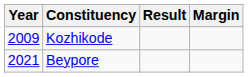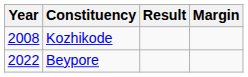(24, 38) 2009 -> (24, 38) 2008
(24, 60) 2021 -> (24, 60) 2022
